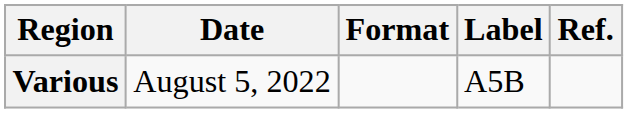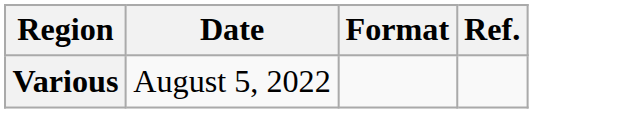- column: (503, 30)
